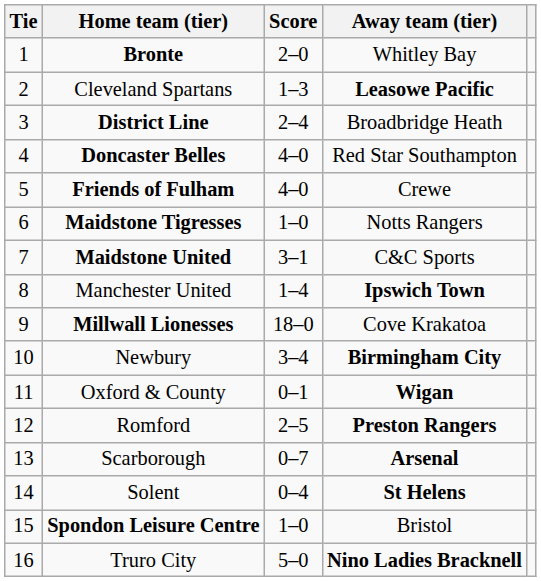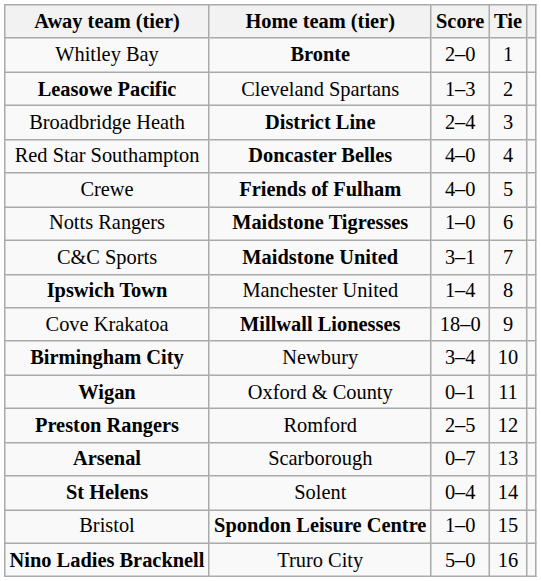columns swapped: (24, 20) <-> (425, 20)
